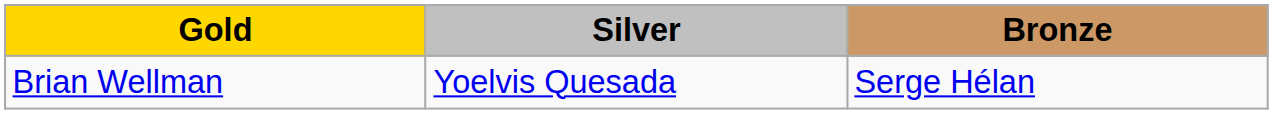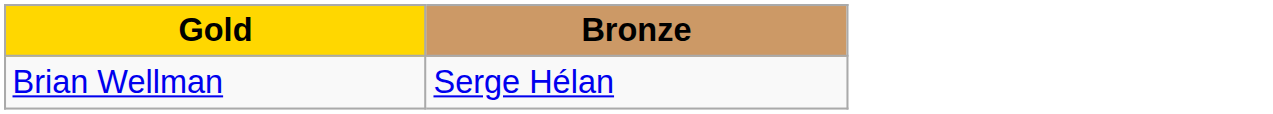- column: (636, 30)
